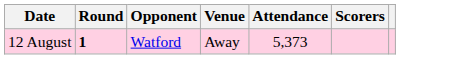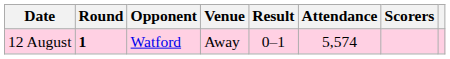+ column: (273, 16)
(290, 41) 5,373 -> (340, 41) 5,574
